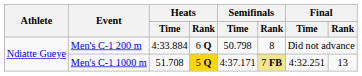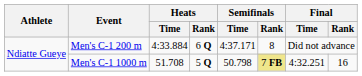(238, 46) 50.798 -> (238, 46) 4:37.171
(204, 62) gold background -> (204, 62) no background
(238, 62) 4:37.171 -> (238, 62) 50.798
(343, 62) 13 -> (343, 62) 16
